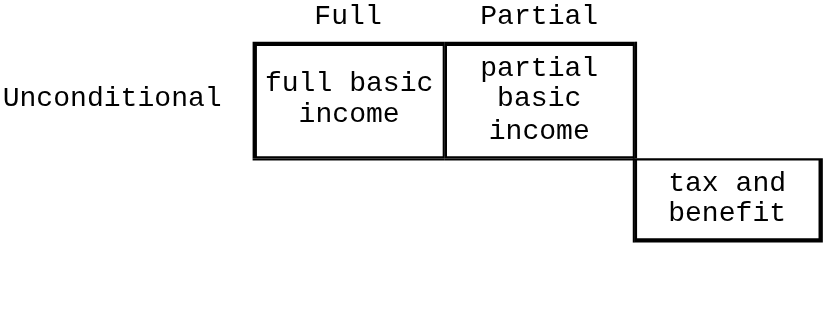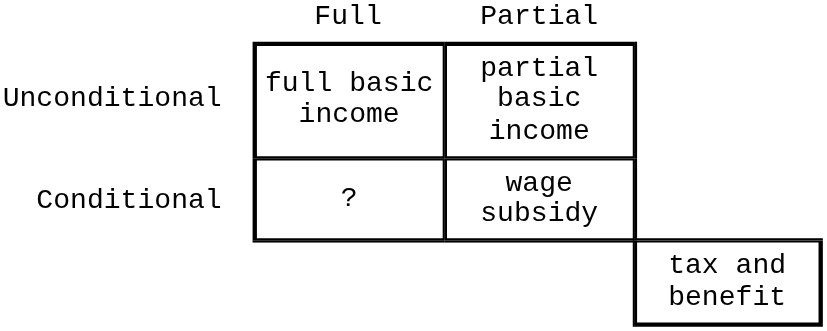+ row: (129, 200)
